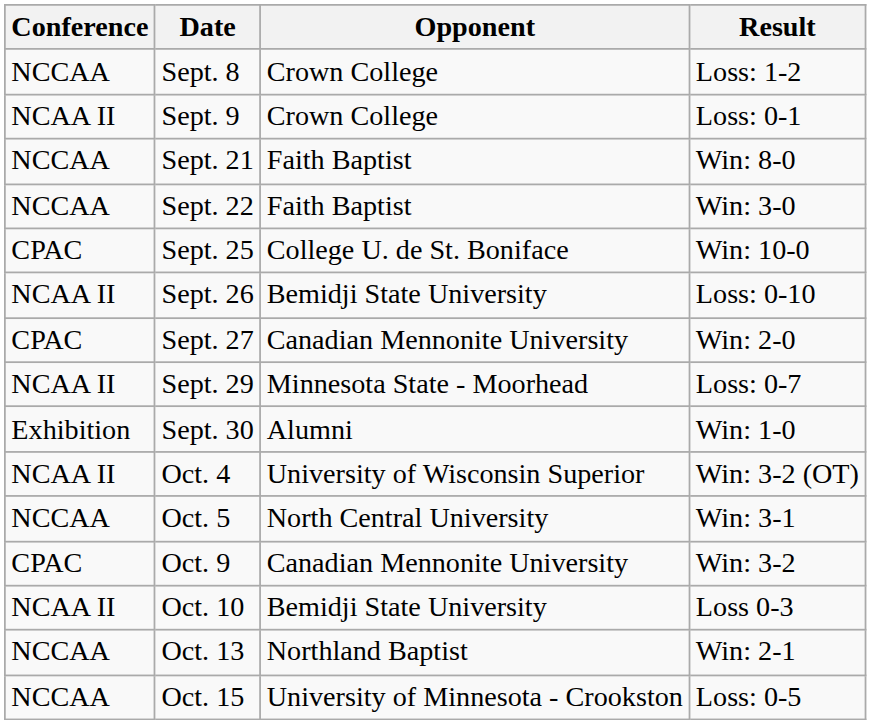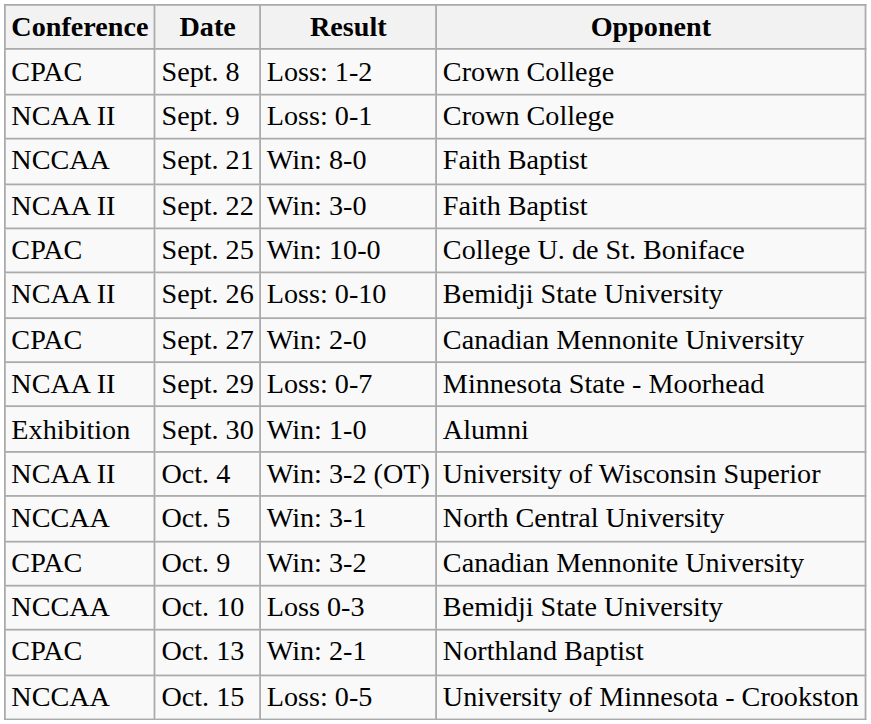columns swapped: (475, 26) <-> (777, 26)
(61, 71) NCCAA -> (47, 71) CPAC
(61, 205) NCCAA -> (63, 205) NCAA II
(63, 607) NCAA II -> (61, 607) NCCAA
(61, 652) NCCAA -> (47, 652) CPAC
